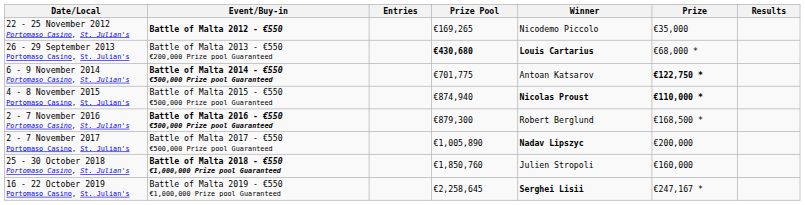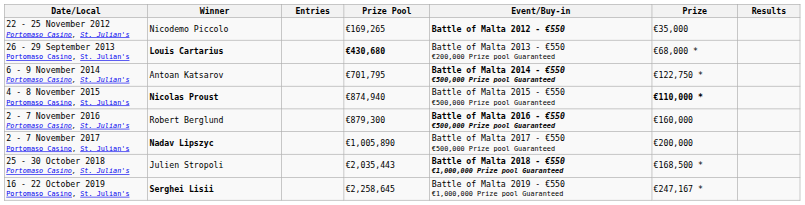columns swapped: (258, 11) <-> (585, 11)
(453, 75) €701,775 -> (365, 75) €701,795
(678, 75) bold -> (678, 75) normal
(678, 120) €168,500 * -> (673, 120) €160,000
(458, 166) €1,850,760 -> (370, 166) €2,035,443
(673, 166) €160,000 -> (678, 166) €168,500 *
